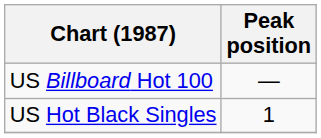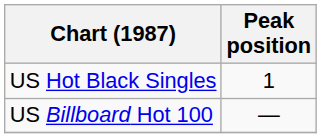rows swapped: (111, 80) <-> (113, 115)
